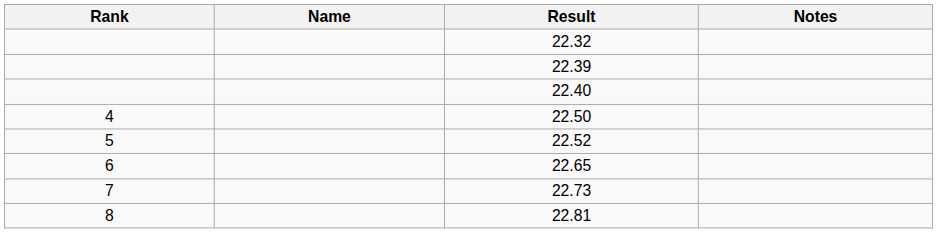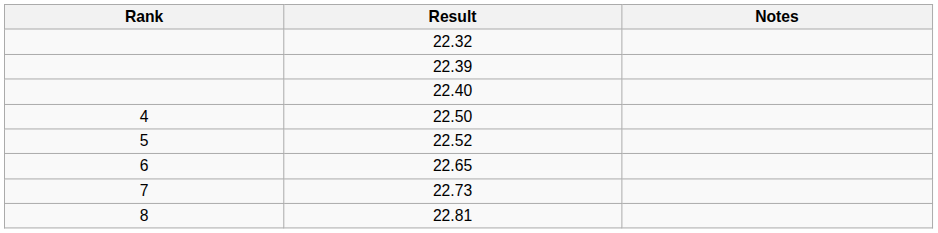- column: (329, 16)
